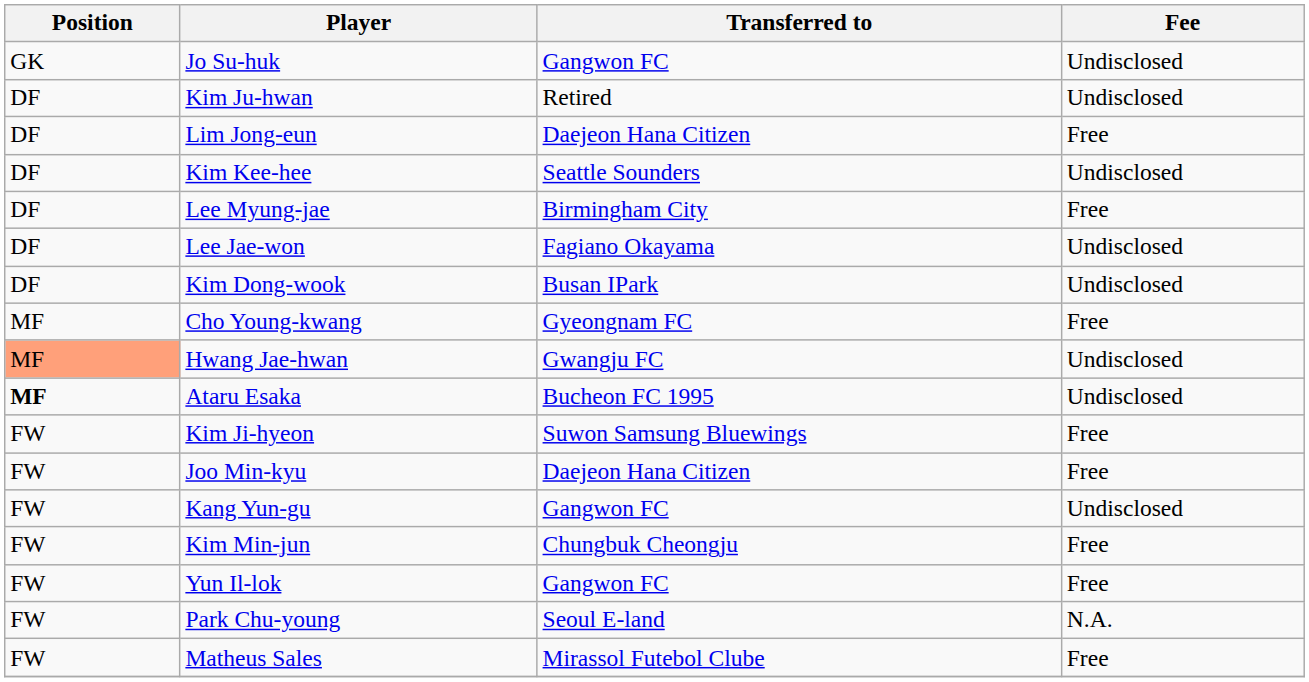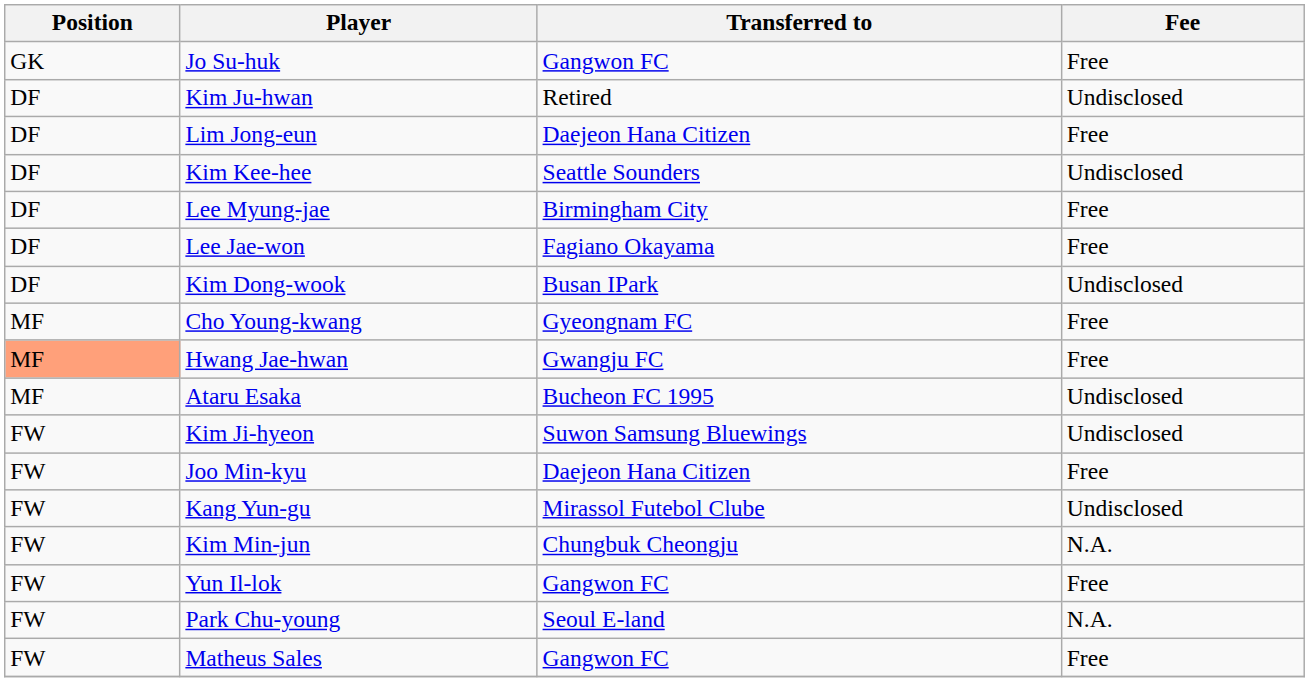(1125, 60) Undisclosed -> (1088, 60) Free
(1125, 246) Undisclosed -> (1088, 246) Free
(1125, 358) Undisclosed -> (1088, 358) Free
(28, 396) bold -> (27, 396) normal
(1088, 433) Free -> (1125, 433) Undisclosed
(606, 508) Gangwon FC -> (654, 508) Mirassol Futebol Clube
(1088, 545) Free -> (1090, 545) N.A.
(654, 657) Mirassol Futebol Clube -> (606, 657) Gangwon FC
